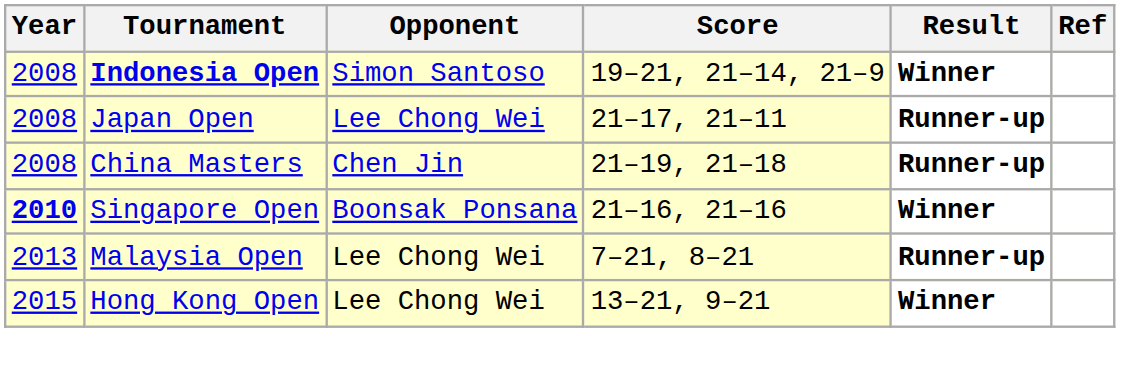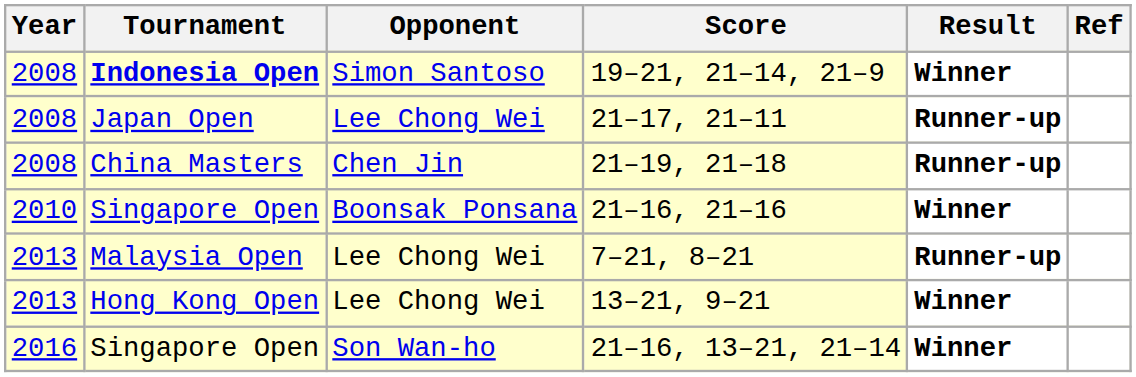(44, 211) bold -> (44, 211) normal
(44, 303) 2015 -> (44, 303) 2013
+ row: (746, 348)
